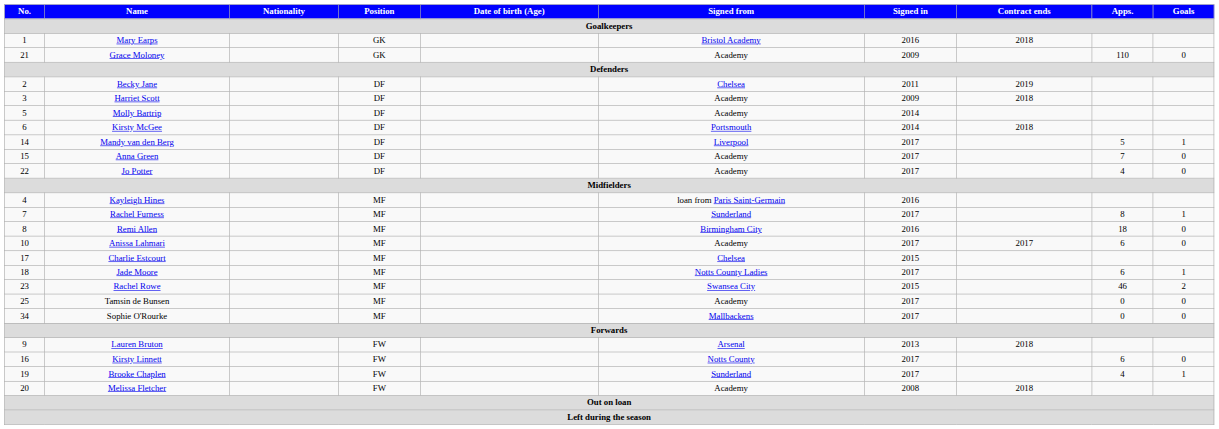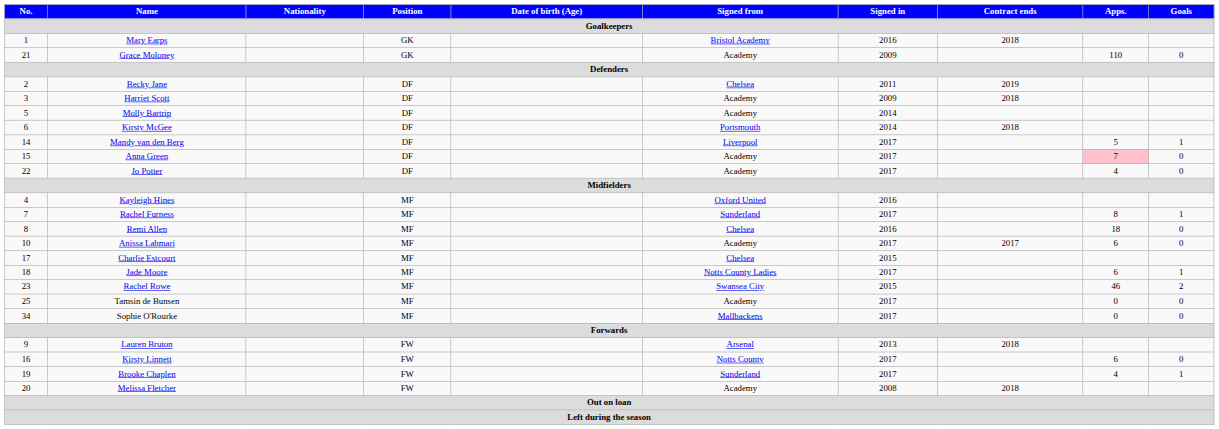(1123, 157) no background -> (1116, 157) pink background
(731, 200) loan from Paris Saint-Germain -> (740, 200) Oxford United
(731, 229) Birmingham City -> (740, 229) Chelsea
